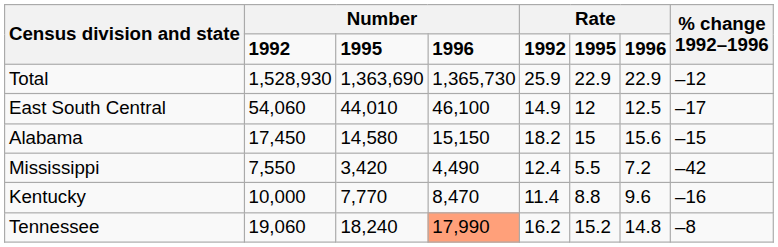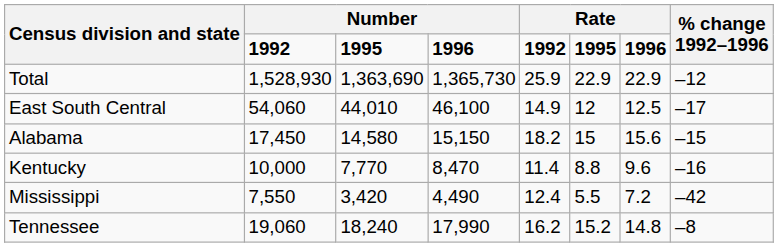rows swapped: (47, 197) <-> (54, 167)
(461, 227) lightsalmon background -> (461, 227) no background
